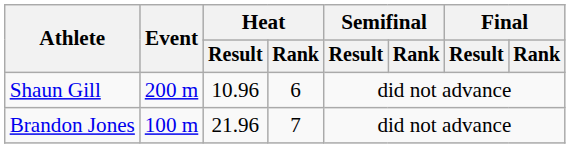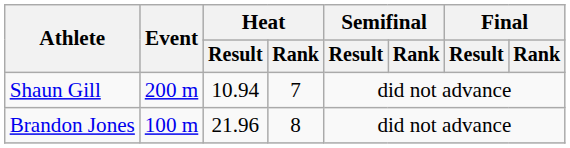(235, 90) 10.96 -> (235, 90) 10.94
(296, 90) 6 -> (296, 90) 7
(296, 125) 7 -> (296, 125) 8
